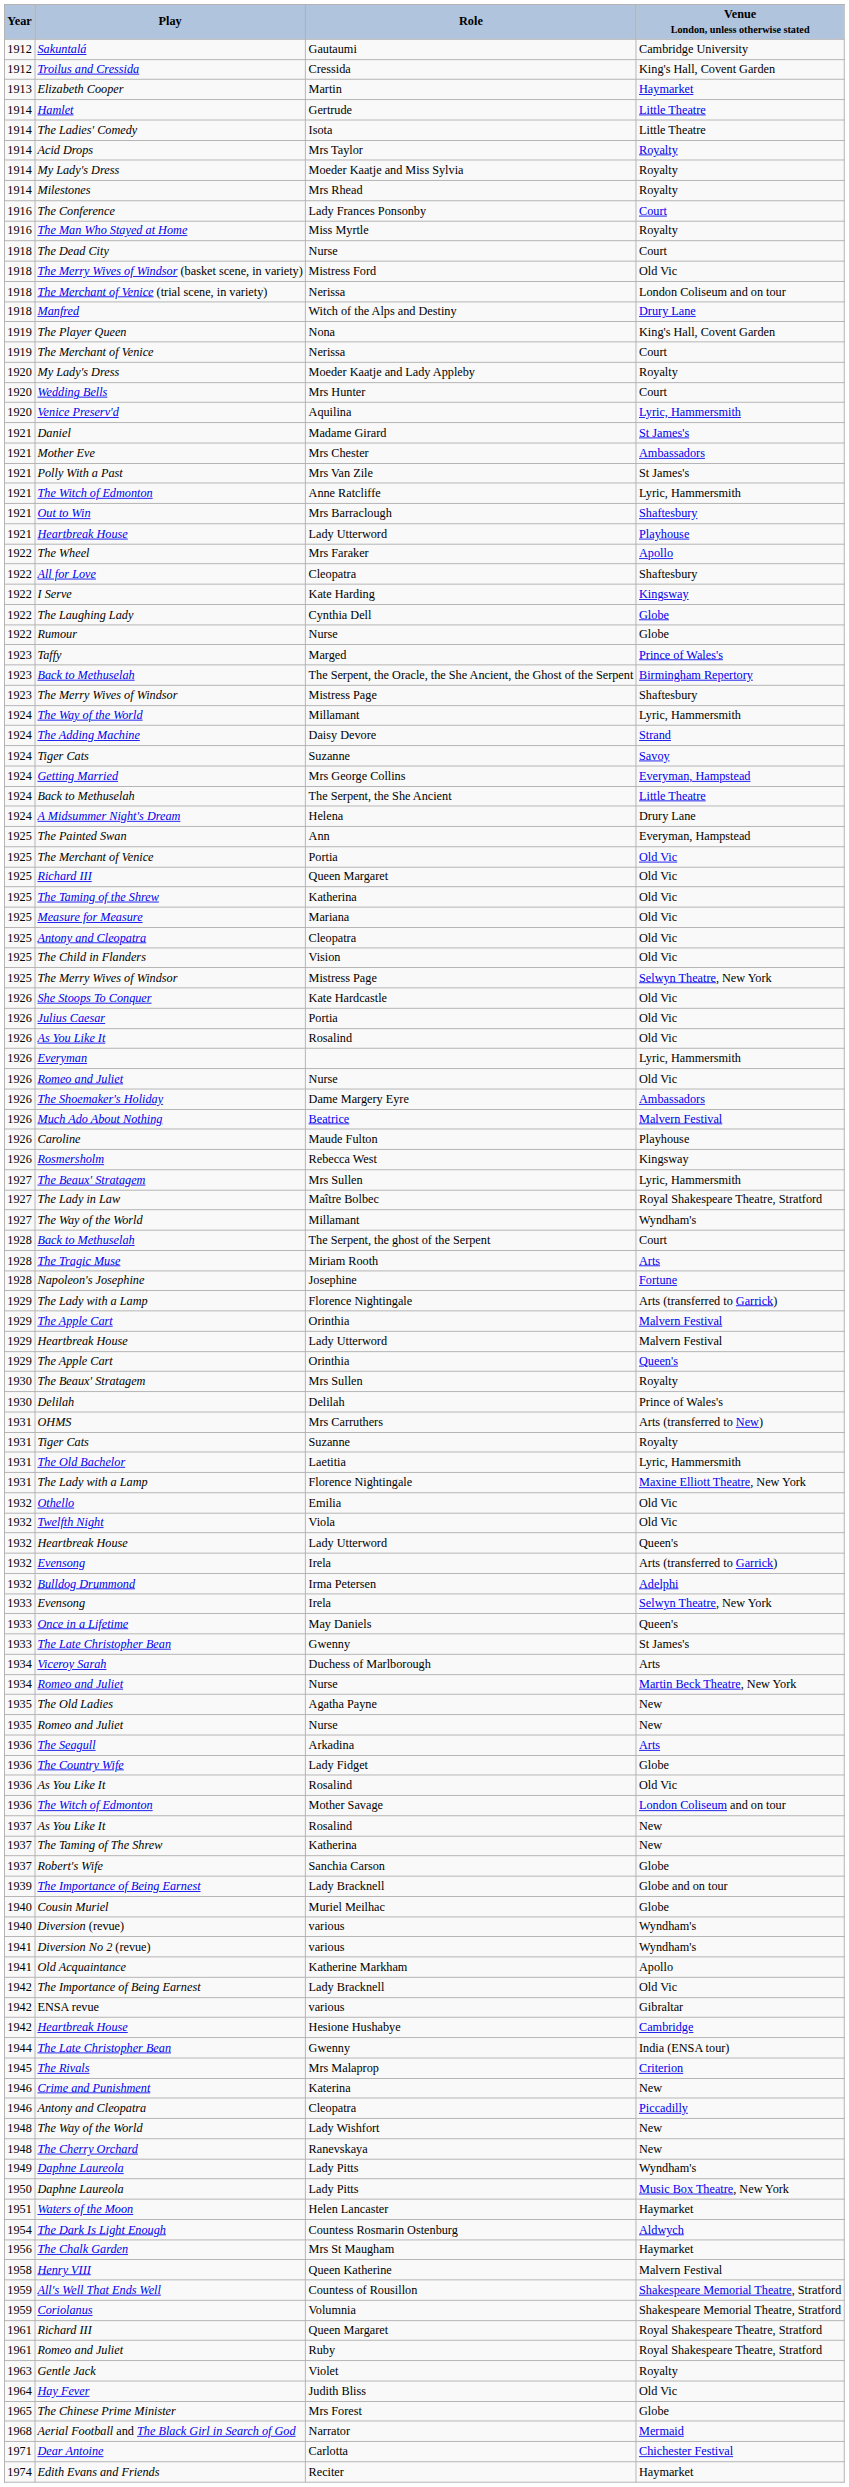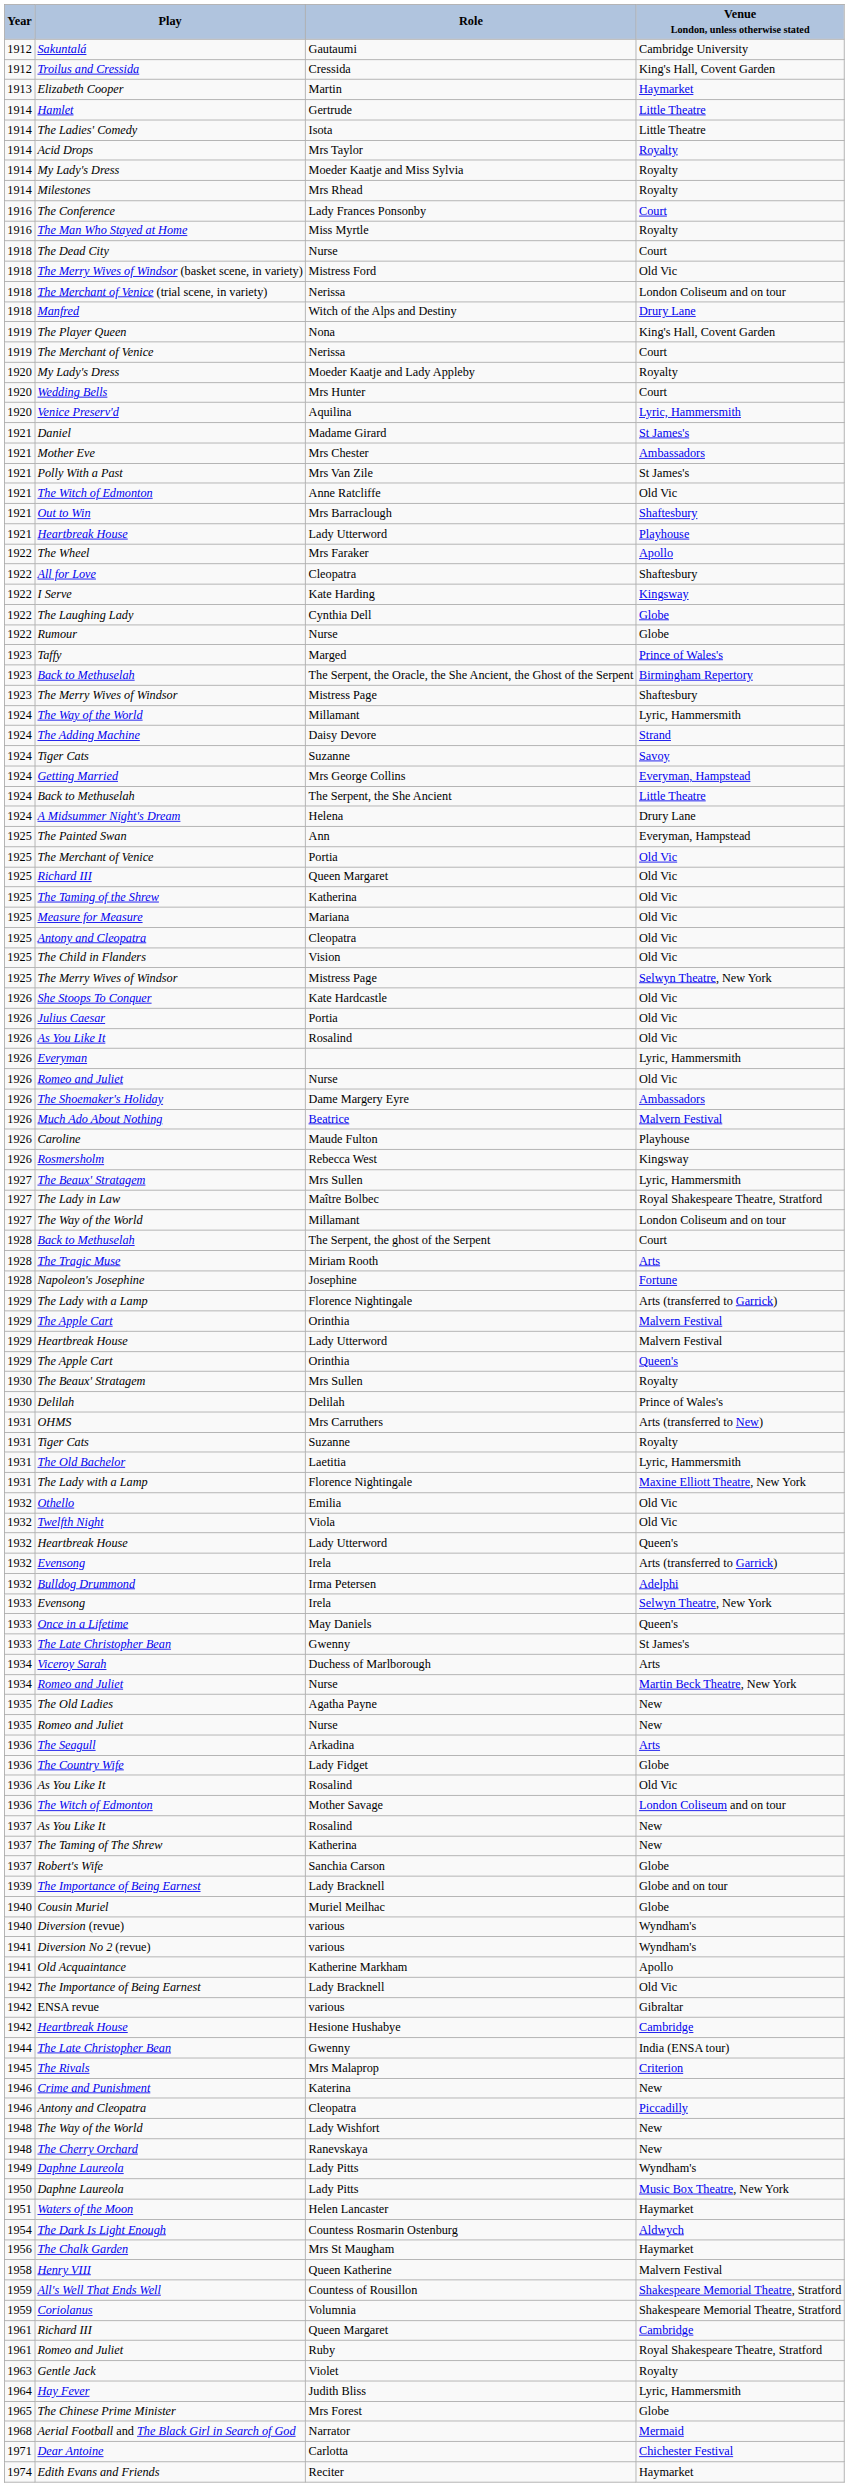(690, 493) Lyric, Hammersmith -> (658, 493) Old Vic
(668, 1220) Wyndham's -> (712, 1220) London Coliseum and on tour
(731, 2330) Royal Shakespeare Theatre, Stratford -> (666, 2330) Cambridge
(658, 2391) Old Vic -> (690, 2391) Lyric, Hammersmith
